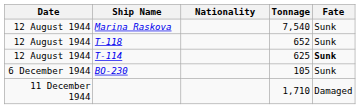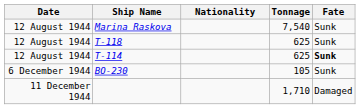(302, 41) 652 -> (302, 41) 625
